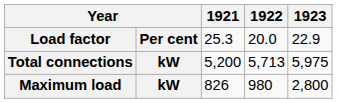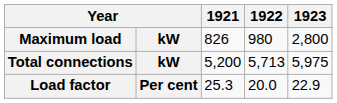rows swapped: (70, 86) <-> (70, 39)
